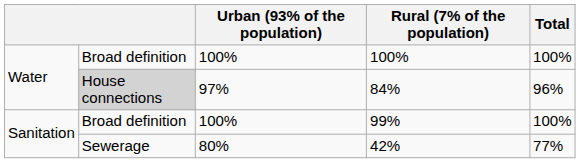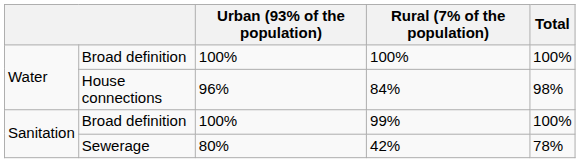(122, 89) lightgrey background -> (122, 89) no background
(214, 89) 97% -> (214, 89) 96%
(548, 89) 96% -> (548, 89) 98%
(548, 145) 77% -> (548, 145) 78%
